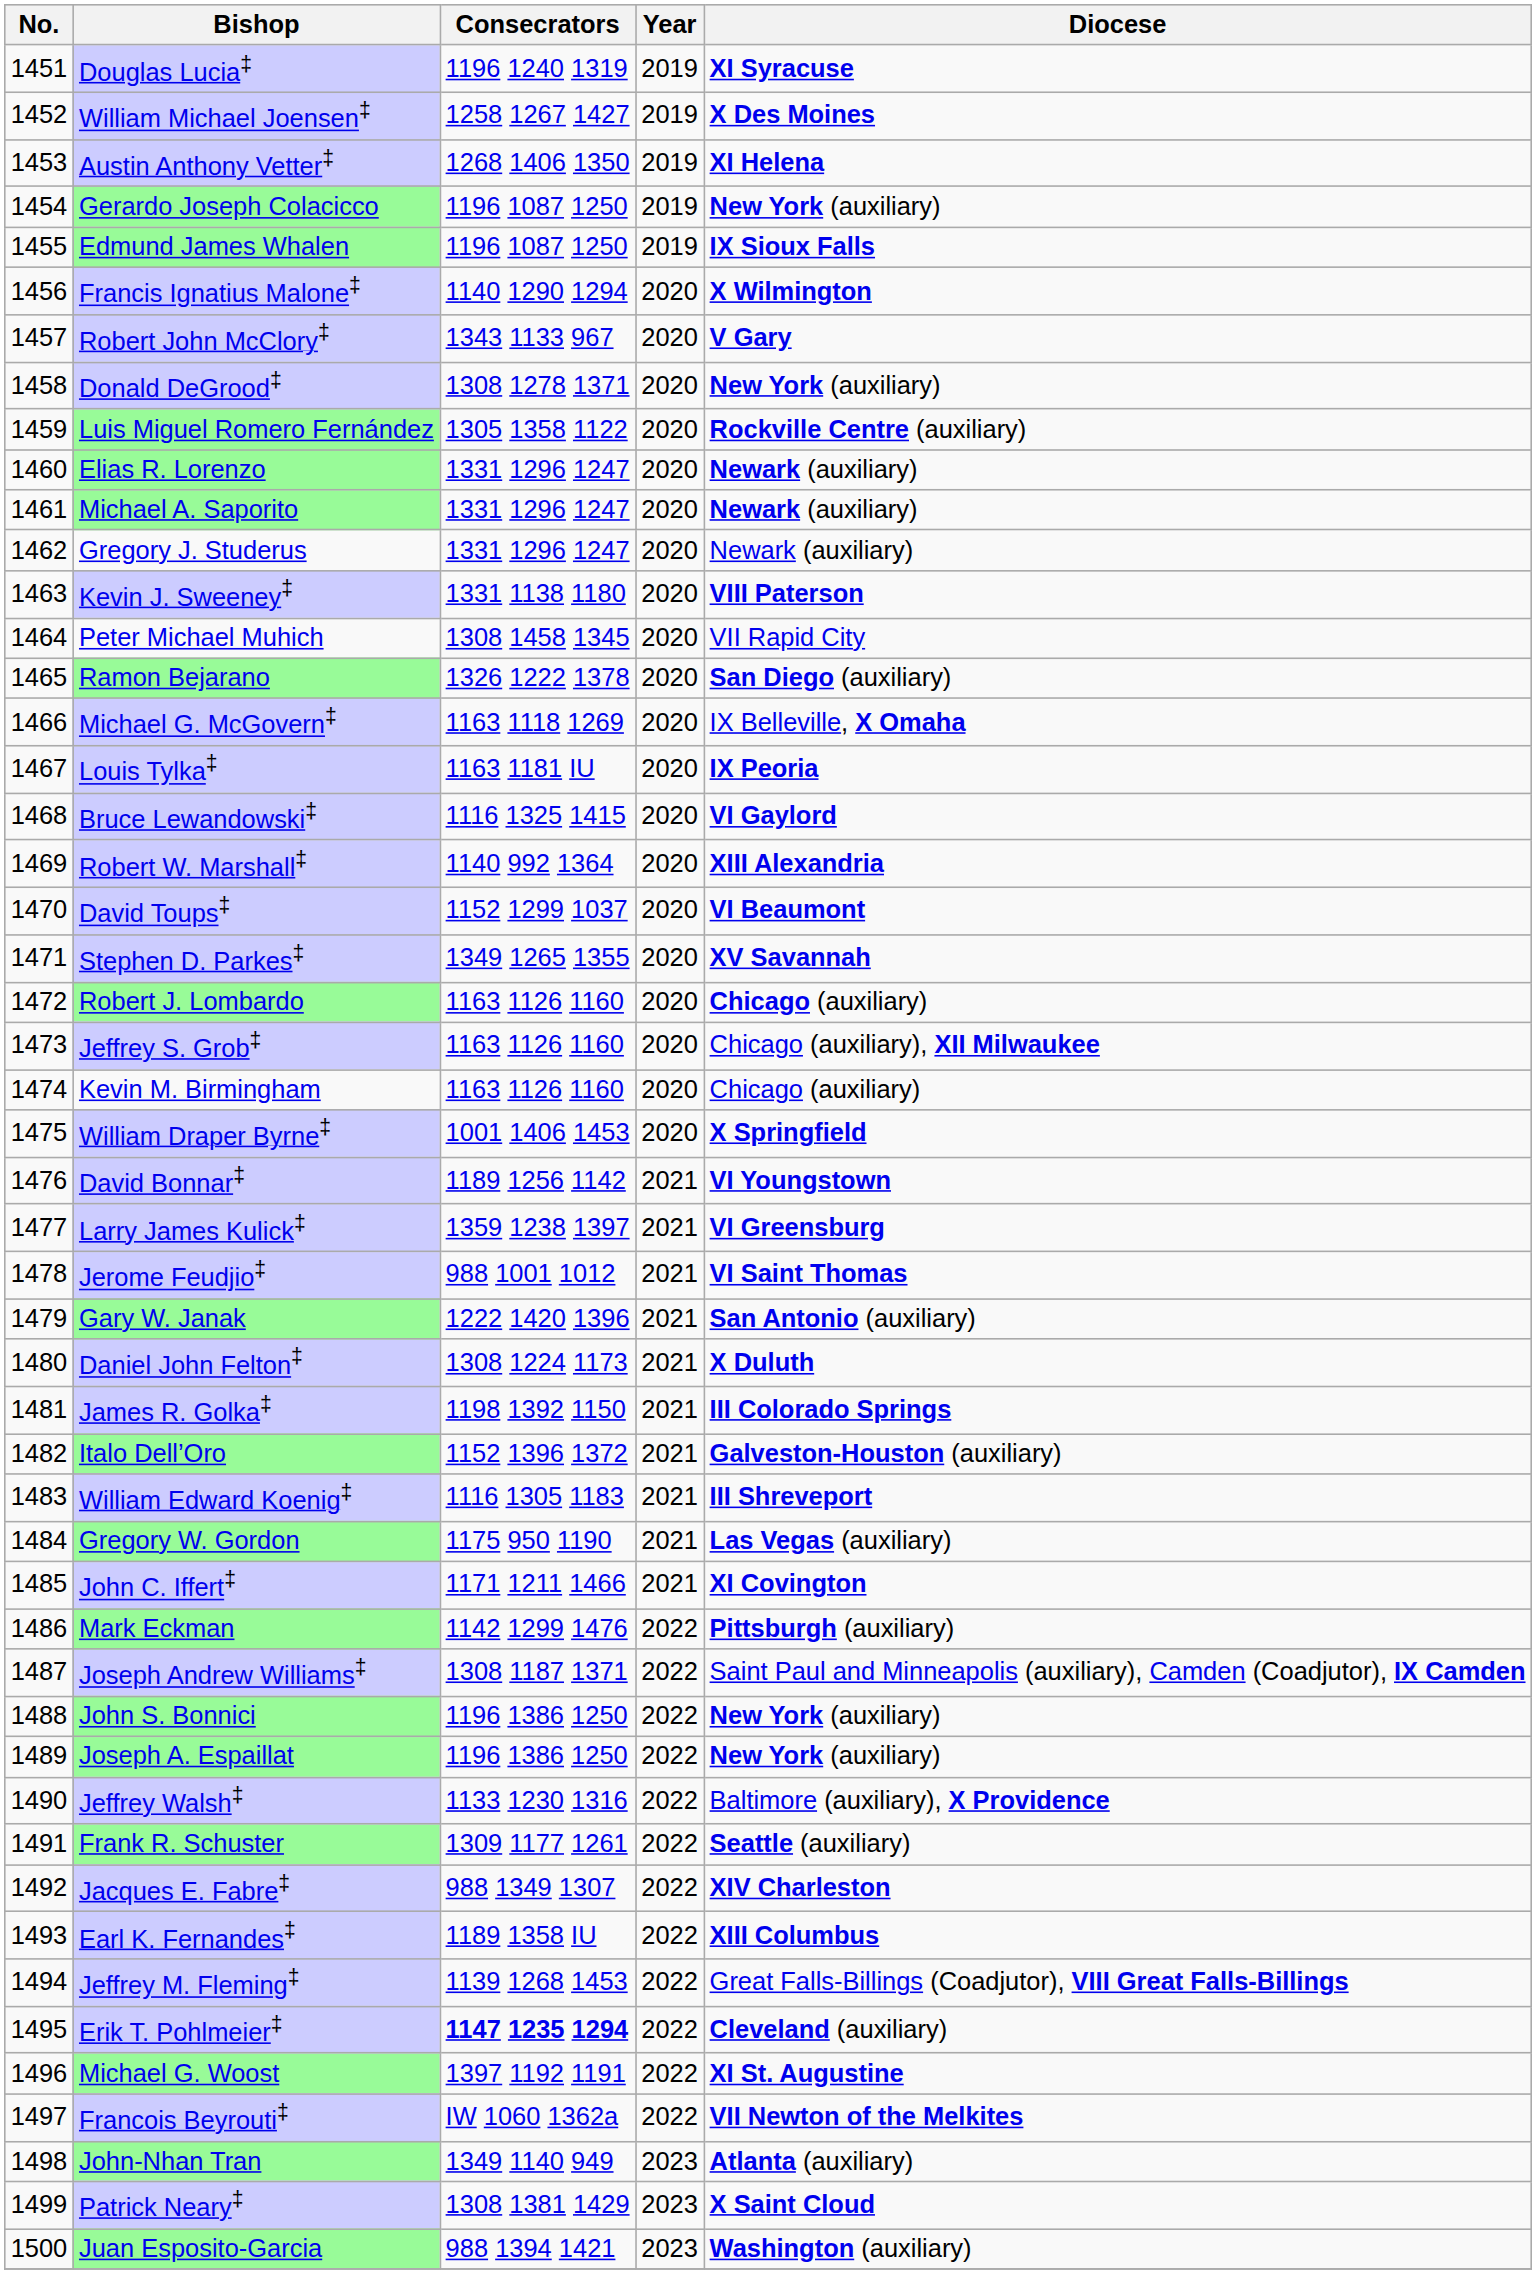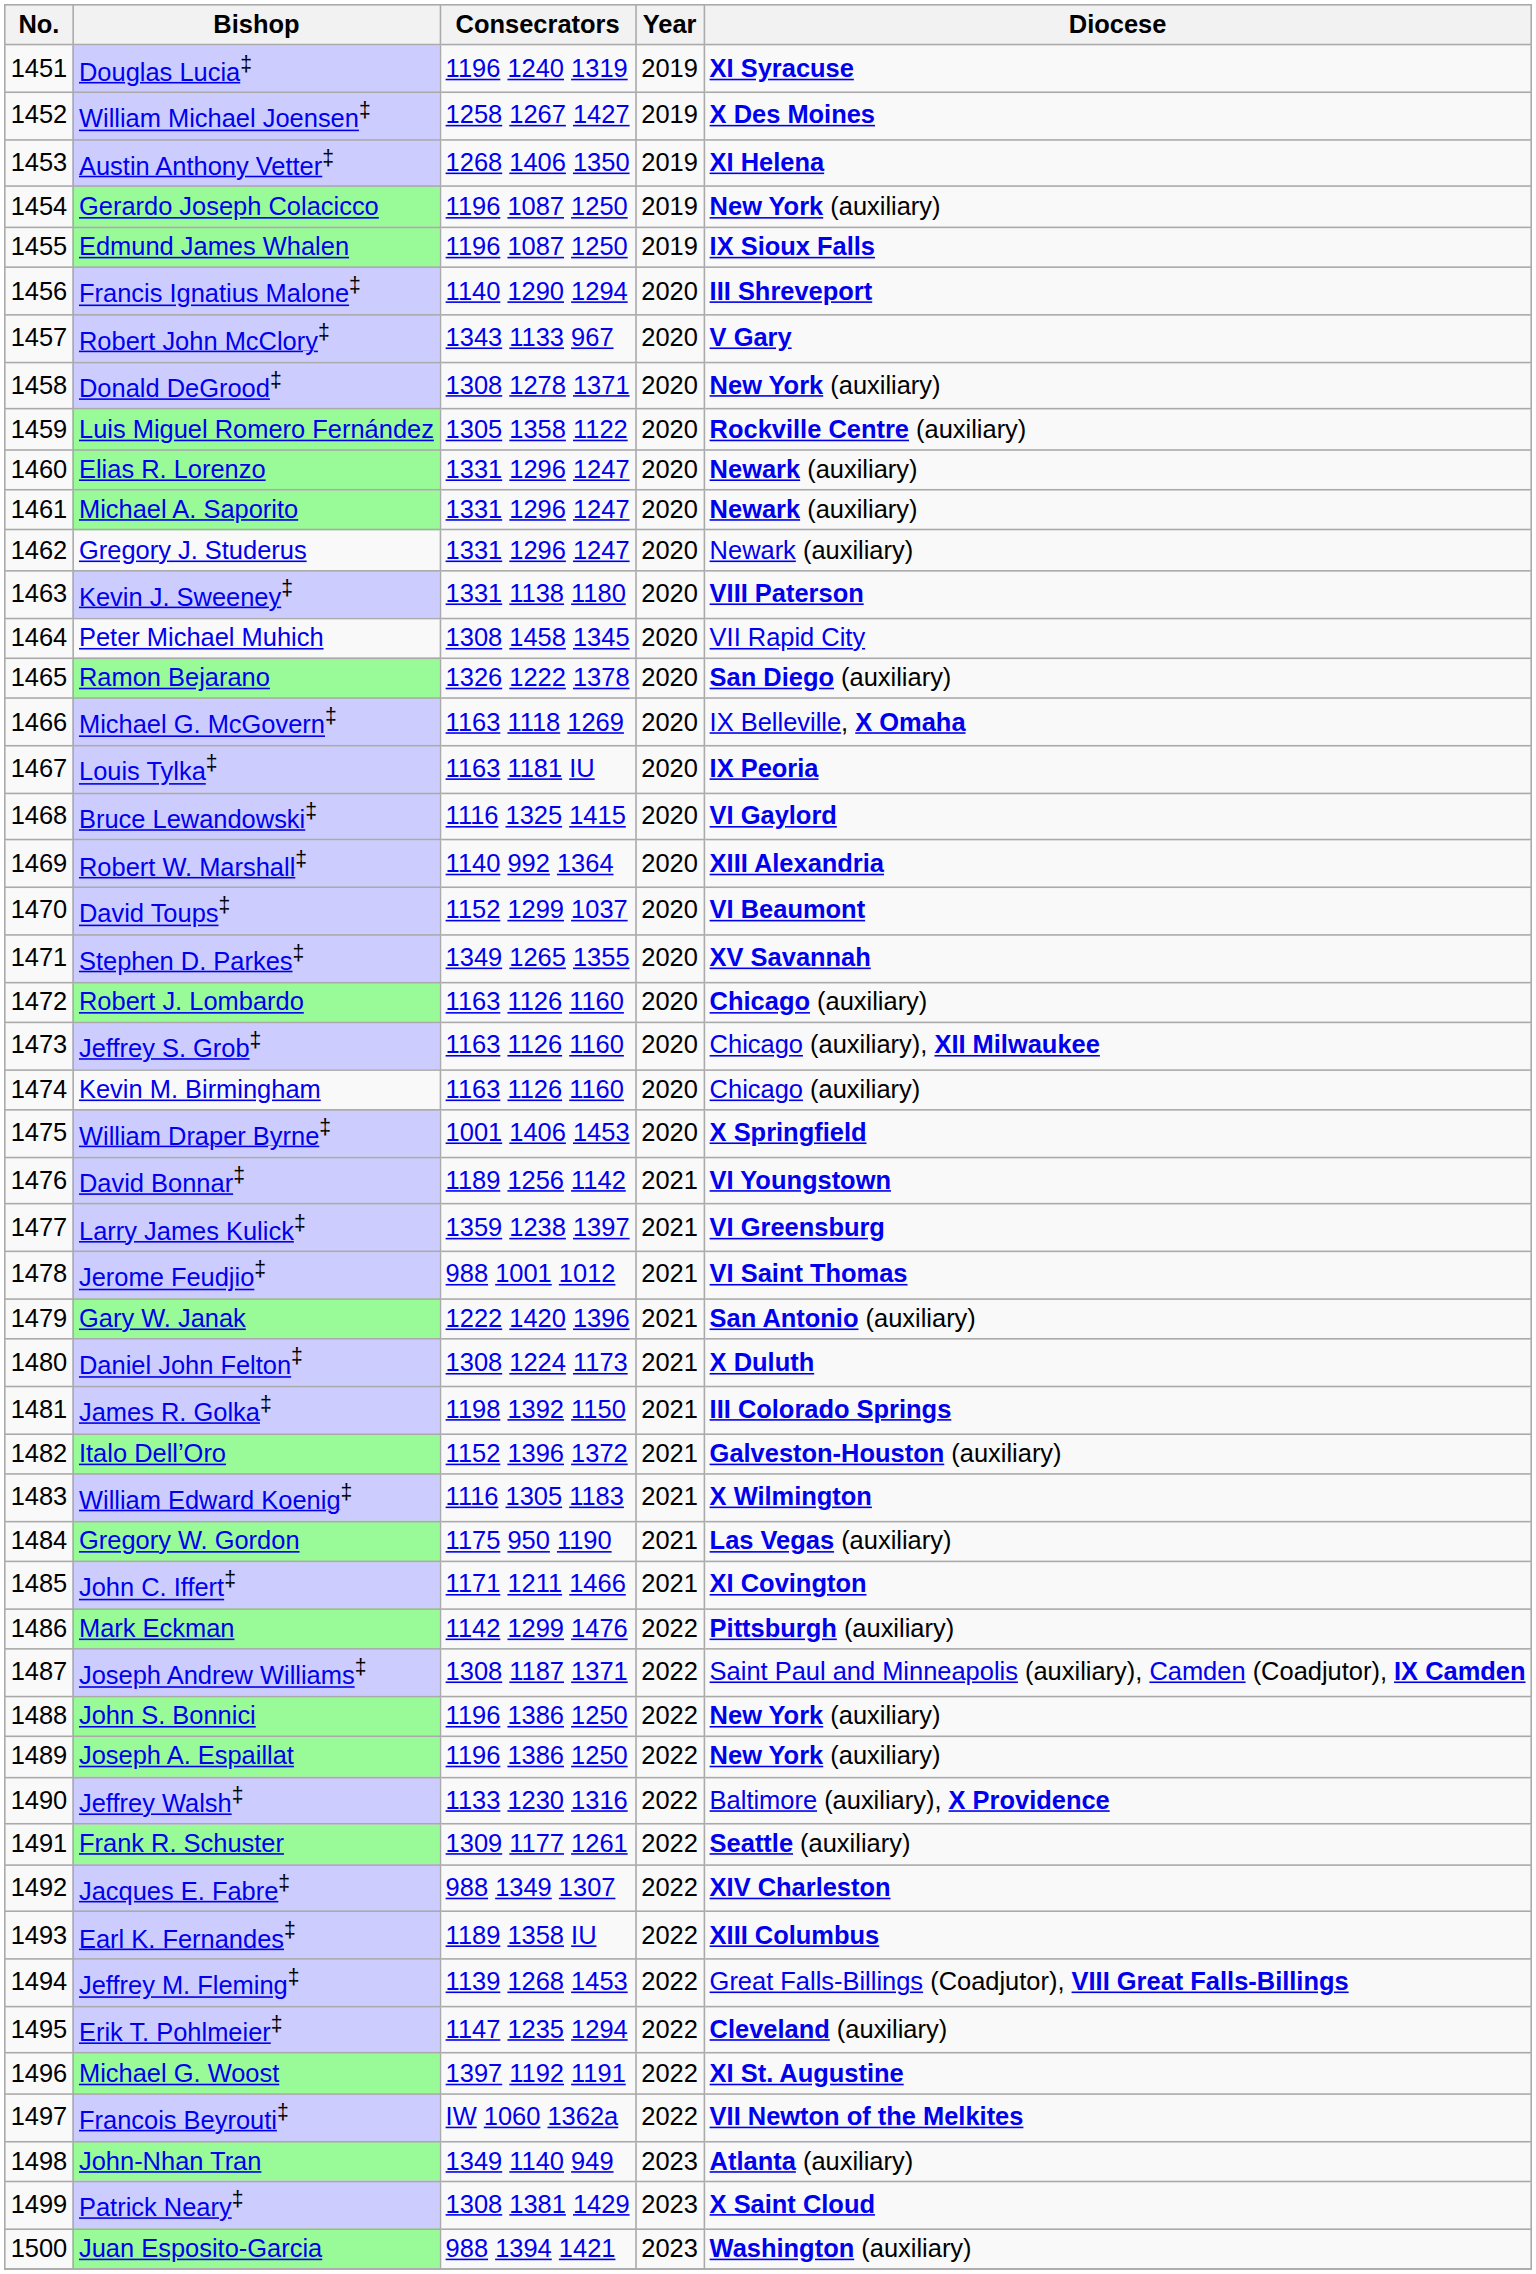(791, 290) X Wilmington -> (791, 290) III Shreveport
(791, 1497) III Shreveport -> (791, 1497) X Wilmington
(537, 2029) bold -> (537, 2029) normal
